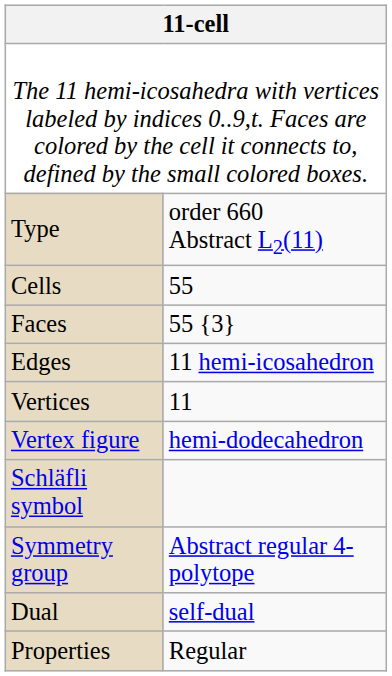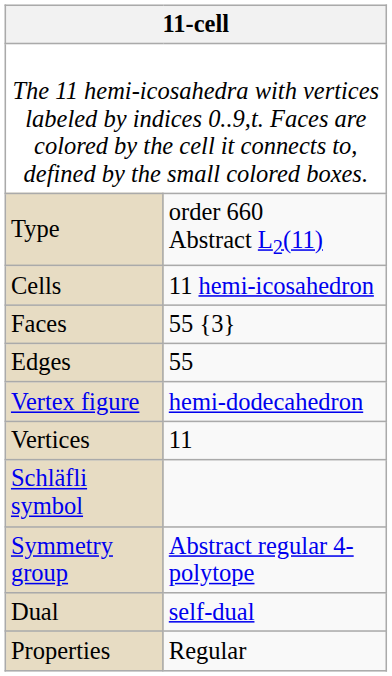(181, 284) 55 -> (271, 284) 11 hemi-icosahedron
(271, 362) 11 hemi-icosahedron -> (181, 362) 55
rows swapped: (50, 401) <-> (75, 440)
